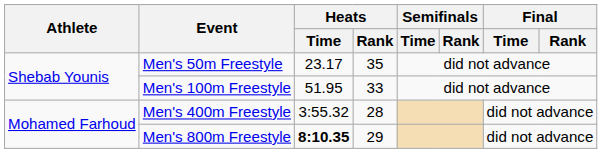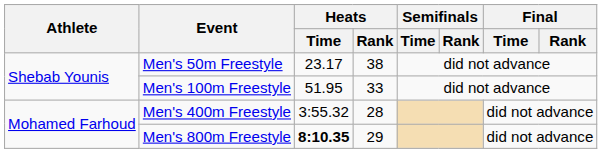(375, 65) 35 -> (375, 65) 38
